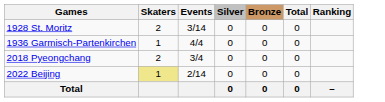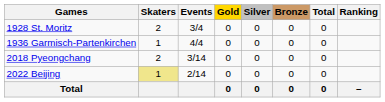+ column: (228, 12)
(196, 27) 3/14 -> (196, 27) 3/4
(196, 58) 3/4 -> (196, 58) 3/14
